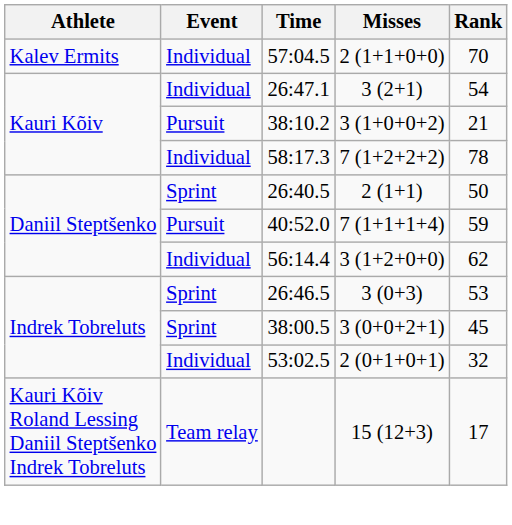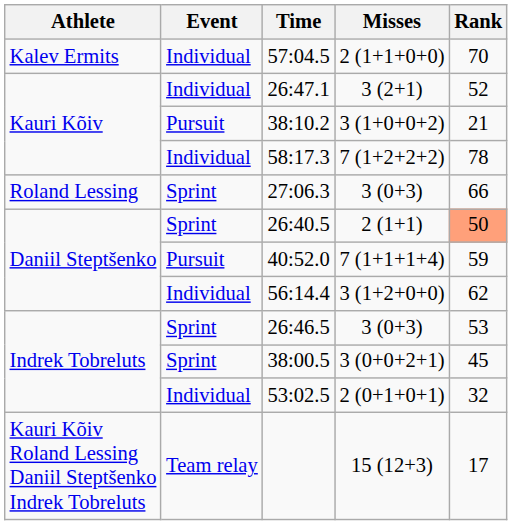(478, 89) 54 -> (478, 89) 52
+ row: (299, 191)
(478, 191) no background -> (478, 225) lightsalmon background
